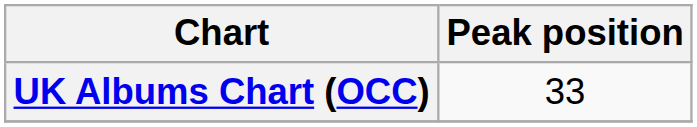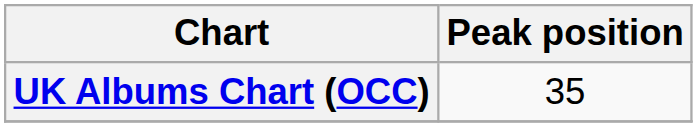(565, 91) 33 -> (565, 91) 35
